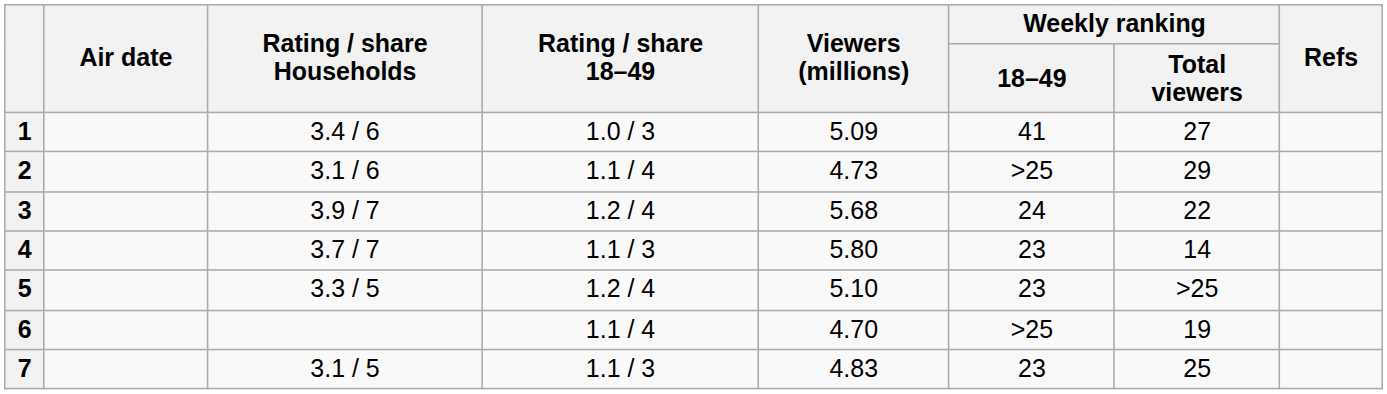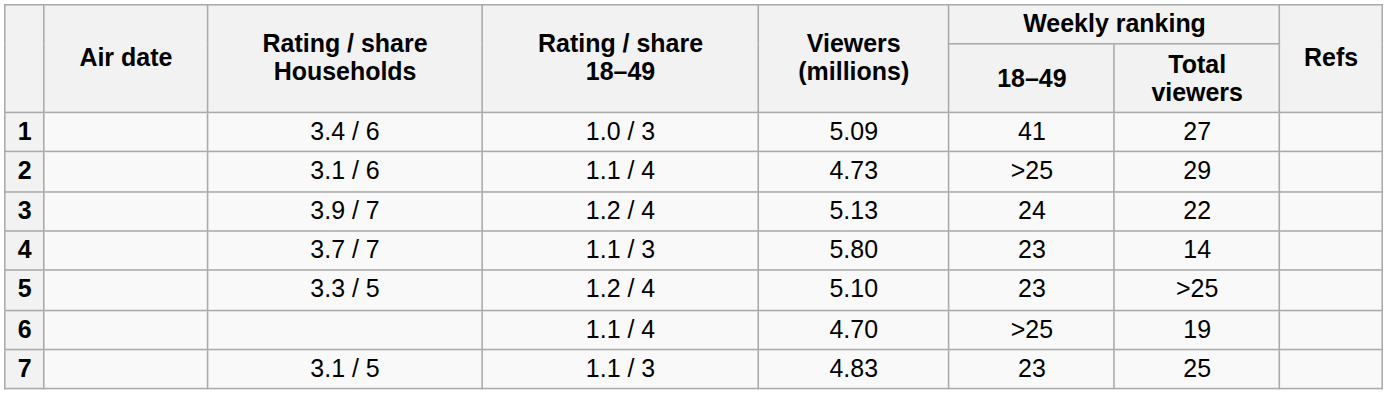(854, 210) 5.68 -> (854, 210) 5.13
